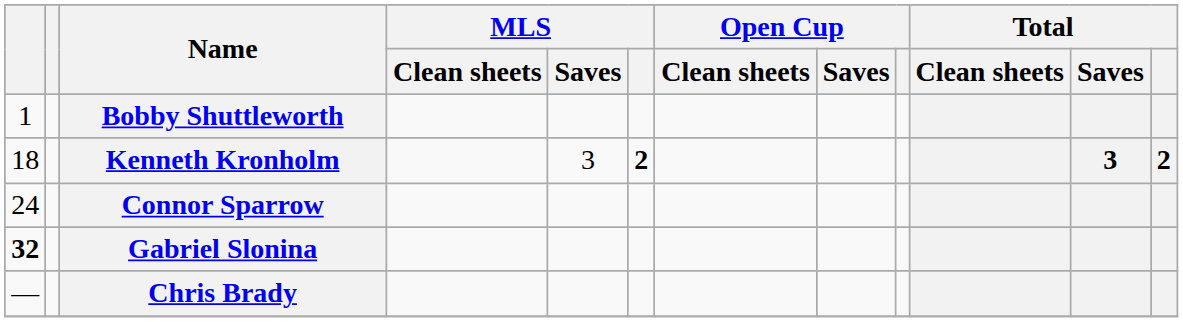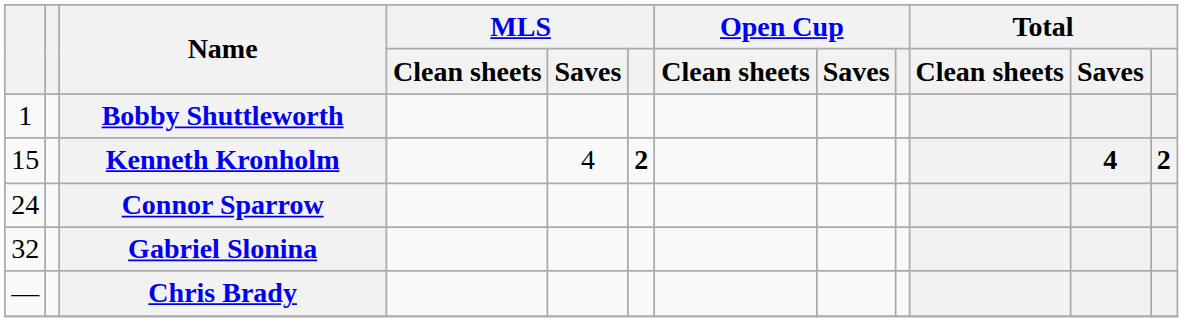(25, 159) 18 -> (25, 159) 15
(588, 159) 3 -> (588, 159) 4
(1110, 159) 3 -> (1110, 159) 4
(25, 248) bold -> (25, 248) normal
